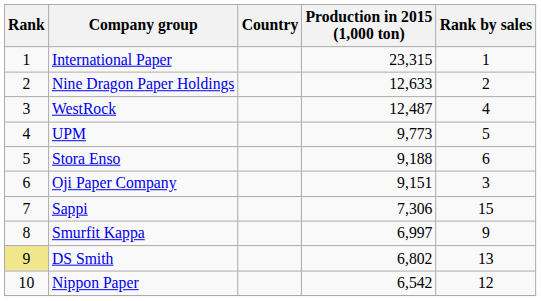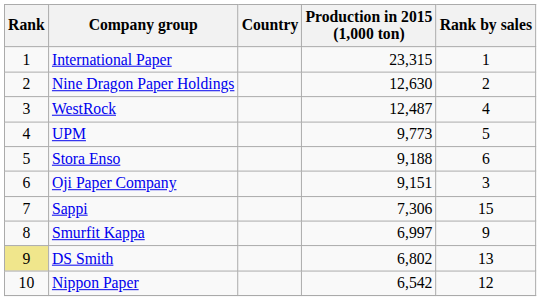(411, 84) 12,633 -> (411, 84) 12,630
